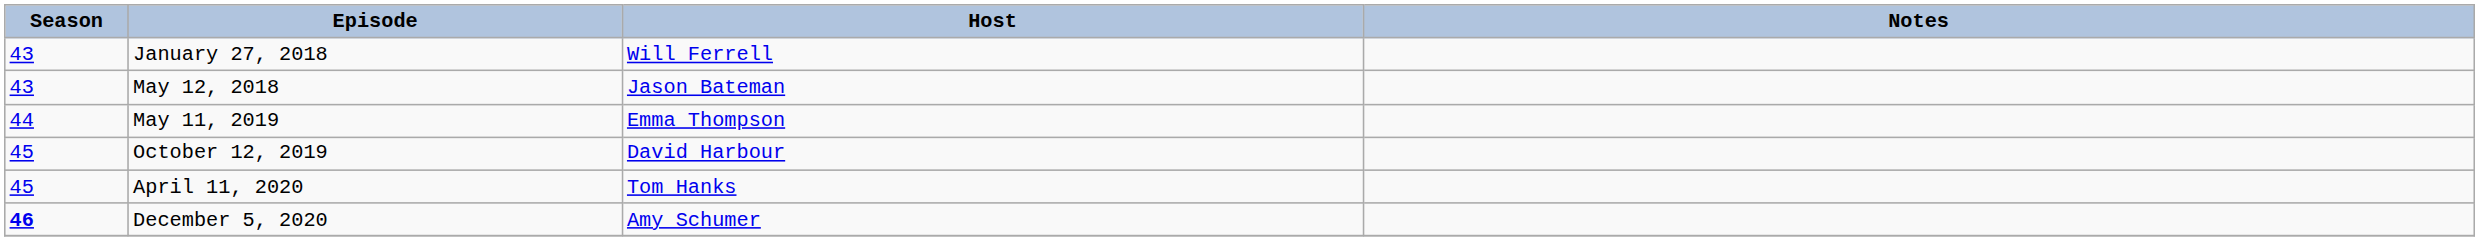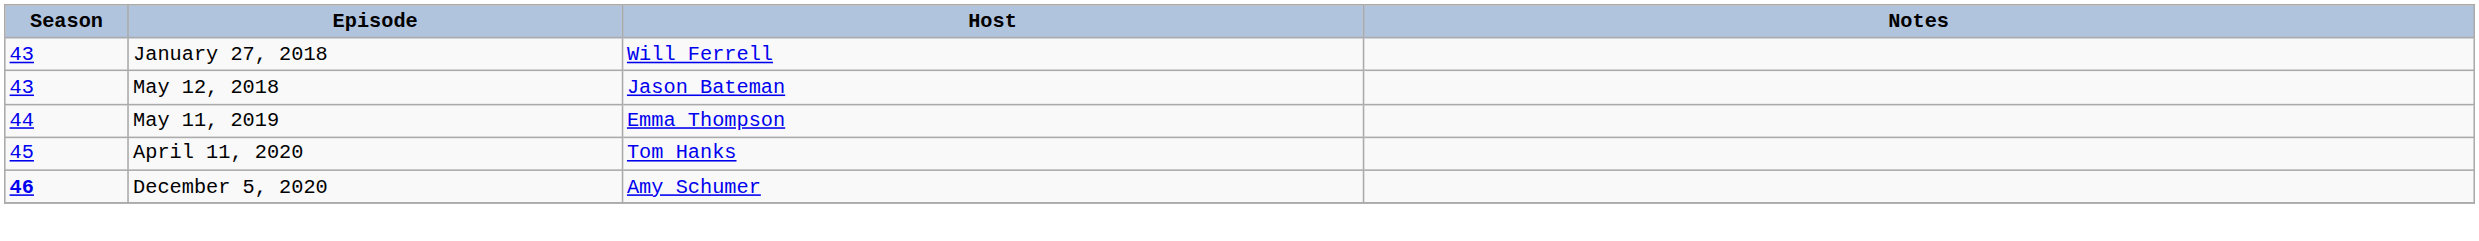- row: (230, 154)
